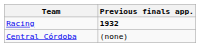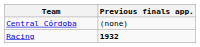rows swapped: (20, 23) <-> (41, 36)
